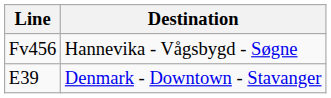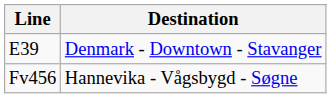rows swapped: (24, 78) <-> (33, 48)
